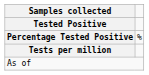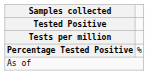rows swapped: (70, 50) <-> (70, 37)
